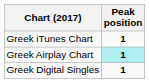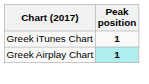- row: (53, 70)
